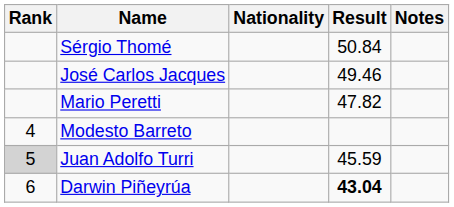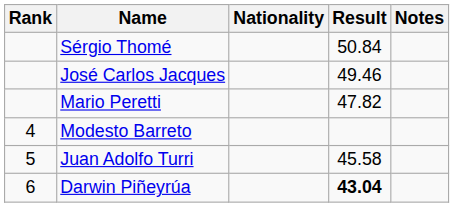(30, 159) lightgrey background -> (30, 159) no background
(359, 159) 45.59 -> (359, 159) 45.58
